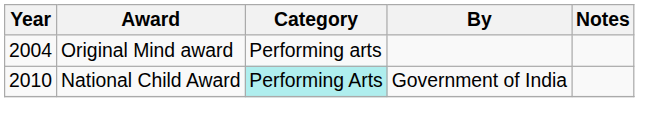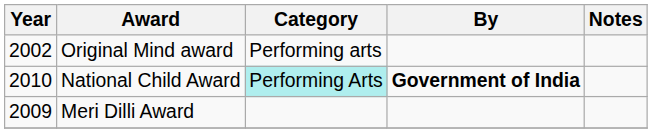(31, 50) 2004 -> (31, 50) 2002
(479, 81) normal -> (486, 81) bold
+ row: (128, 111)
